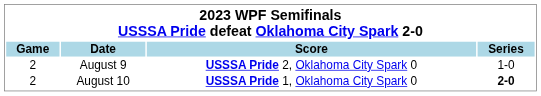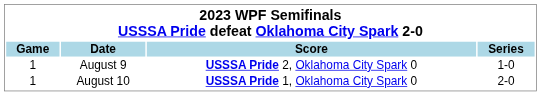(33, 65) 2 -> (33, 65) 1
(33, 81) 2 -> (33, 81) 1
(506, 81) bold -> (506, 81) normal
